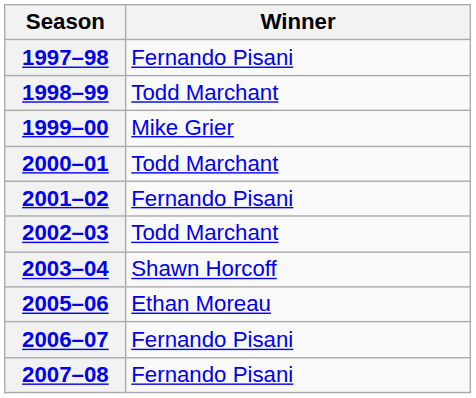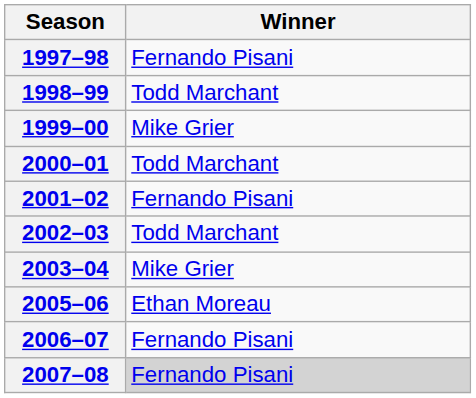(204, 269) Shawn Horcoff -> (183, 269) Mike Grier
(212, 374) no background -> (212, 374) lightgrey background
